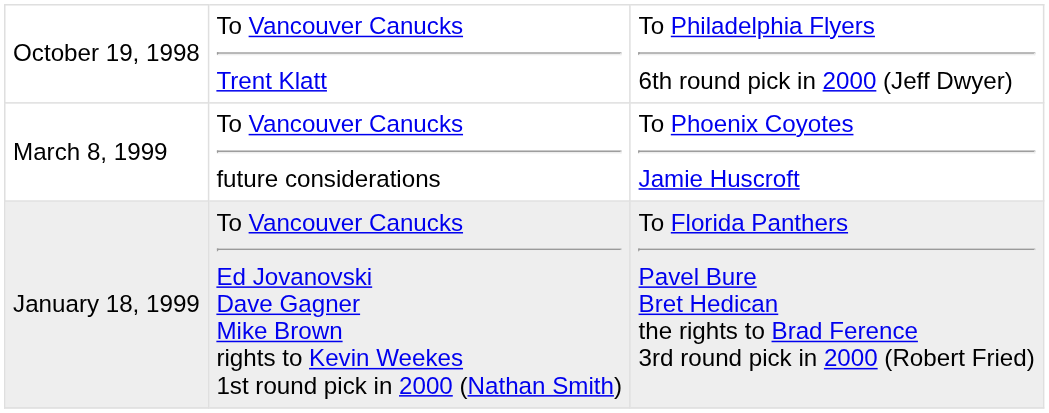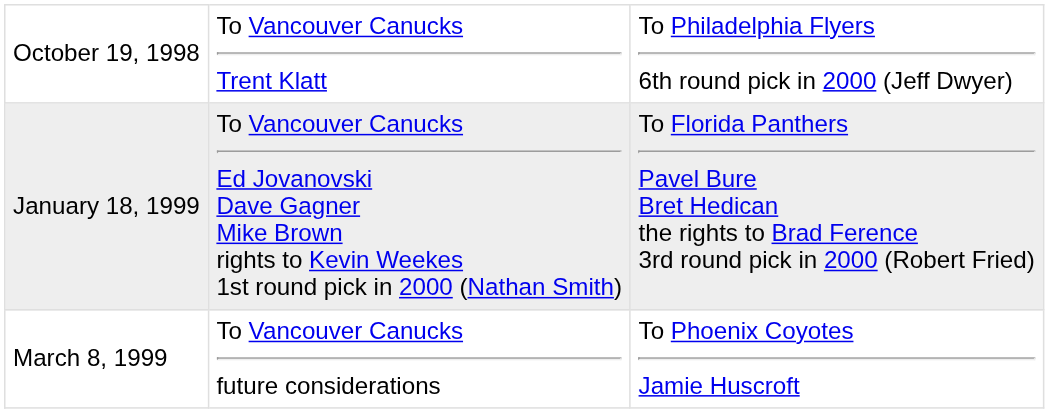rows swapped: (106, 304) <-> (90, 151)
